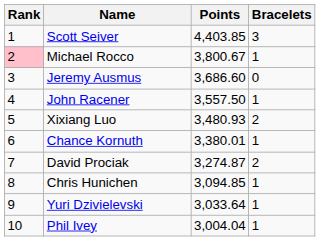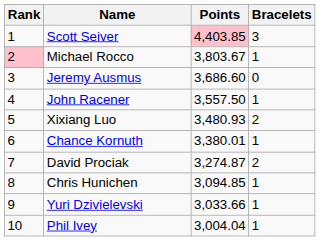(220, 36) no background -> (220, 36) pink background
(220, 57) 3,800.67 -> (220, 57) 3,803.67
(220, 204) 3,033.64 -> (220, 204) 3,033.66
